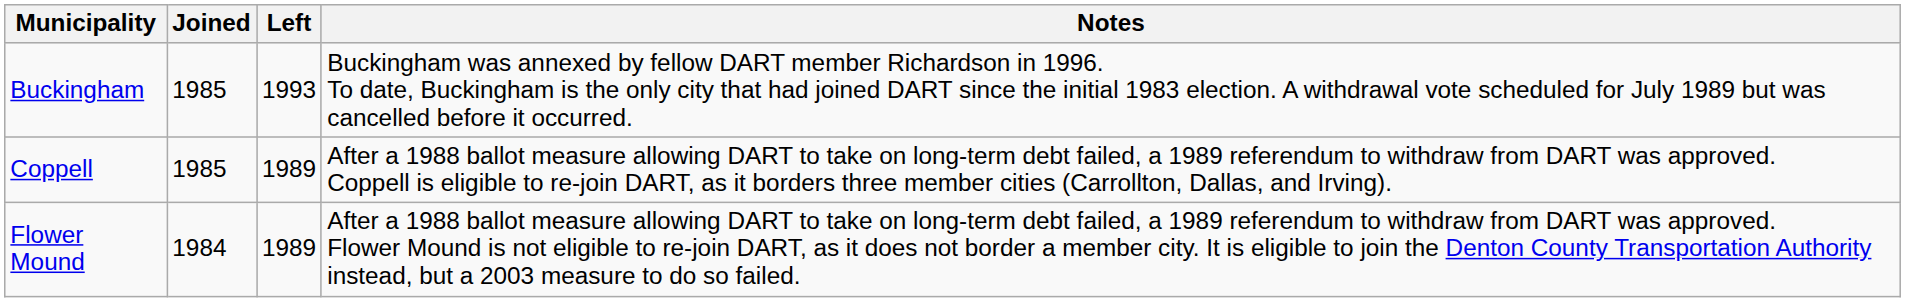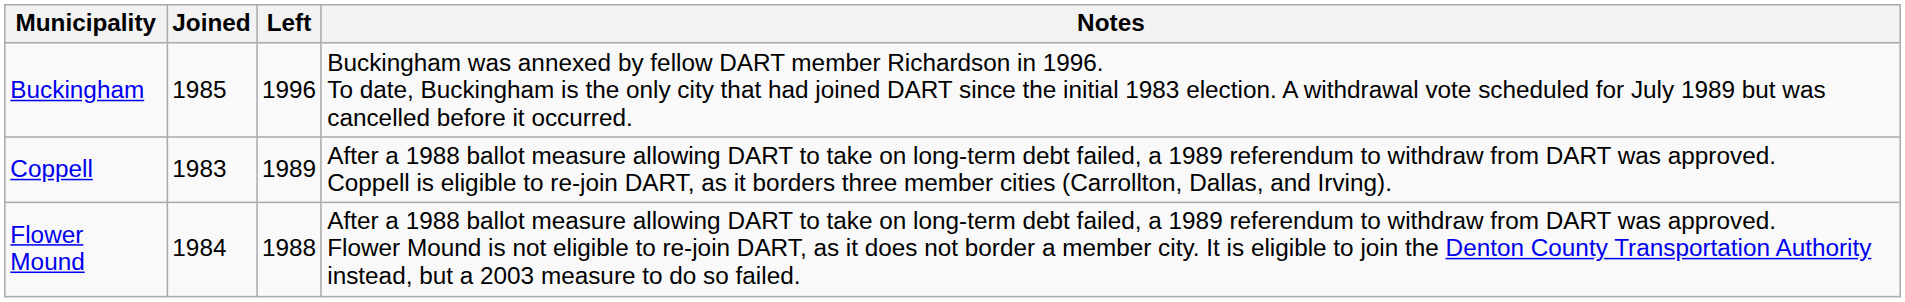(289, 89) 1993 -> (289, 89) 1996
(199, 169) 1985 -> (199, 169) 1983
(289, 248) 1989 -> (289, 248) 1988
